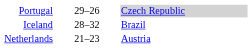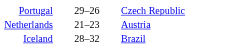(153, 11) lightgrey background -> (153, 11) no background
rows swapped: (38, 25) <-> (29, 38)
